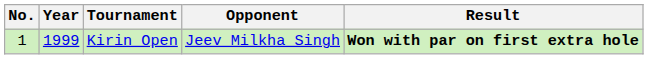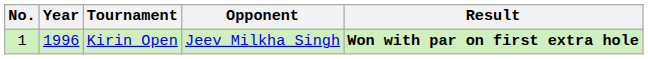(61, 42) 1999 -> (61, 42) 1996
